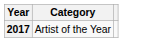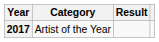+ column: (132, 12)
